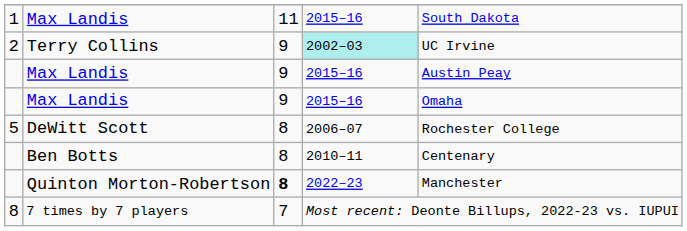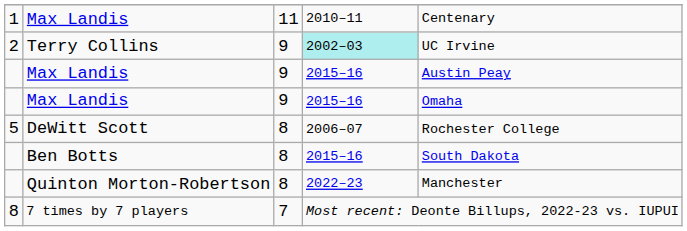(334, 18) 2015–16 -> (334, 18) 2010–11
(470, 18) South Dakota -> (458, 18) Centenary
(334, 156) 2010–11 -> (334, 156) 2015–16
(458, 156) Centenary -> (470, 156) South Dakota
(283, 184) bold -> (283, 184) normal
